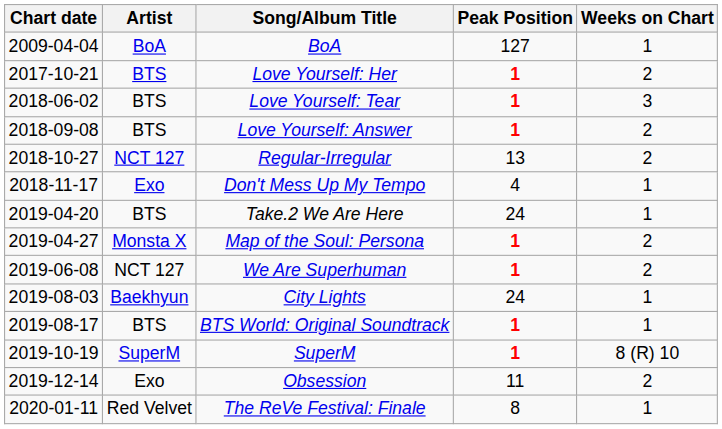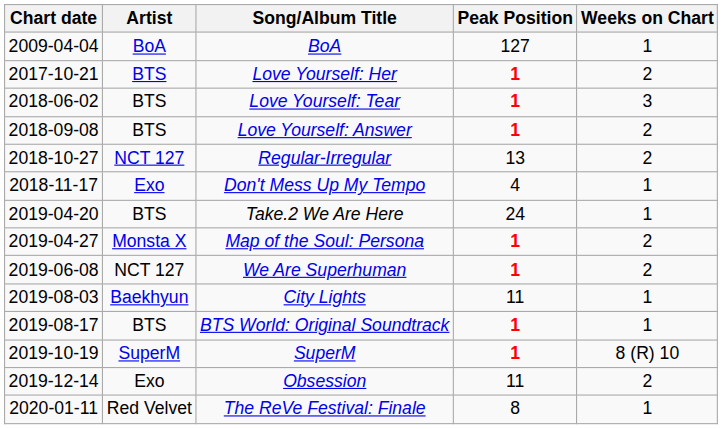(515, 297) 24 -> (515, 297) 11
